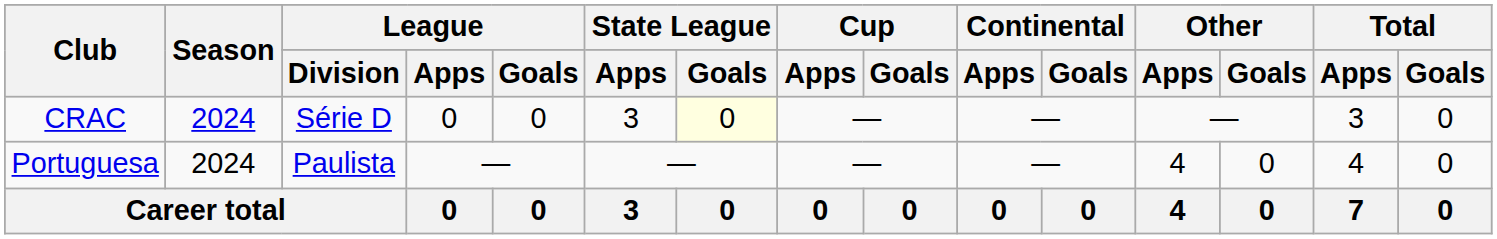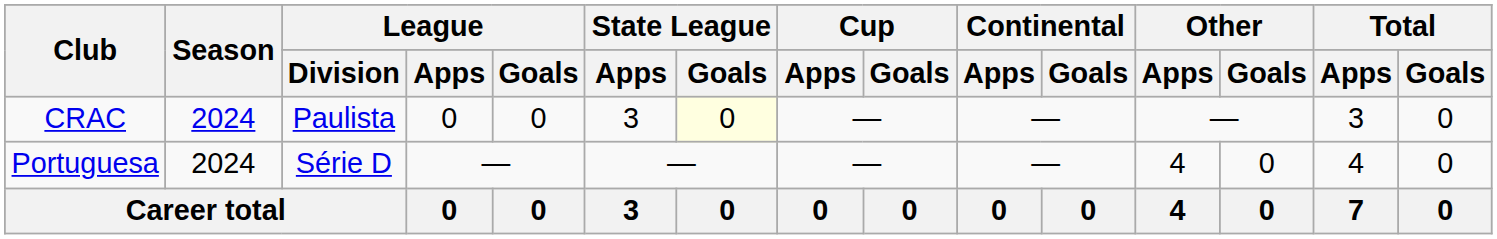(344, 118) Série D -> (344, 118) Paulista
(344, 164) Paulista -> (344, 164) Série D
